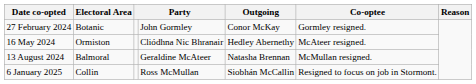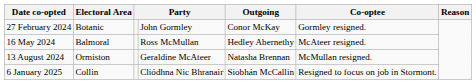(93, 42) Ormiston -> (92, 42) Balmoral
(182, 42) Cliódhna Nic Bhranair -> (169, 42) Ross McMullan
(92, 57) Balmoral -> (93, 57) Ormiston
(169, 72) Ross McMullan -> (182, 72) Cliódhna Nic Bhranair
